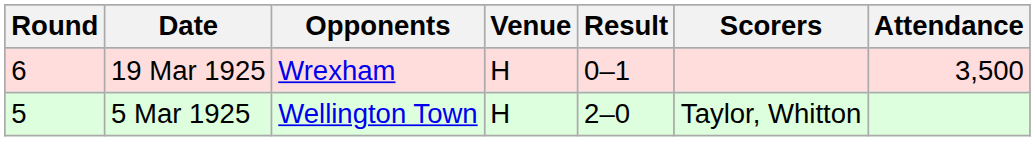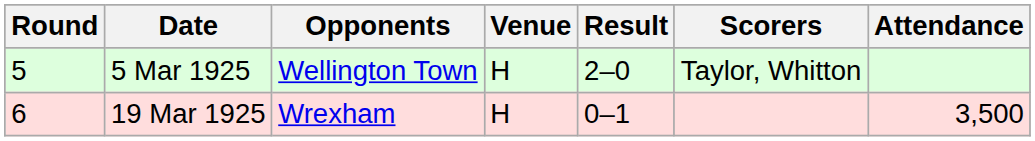rows swapped: (181, 113) <-> (188, 69)
